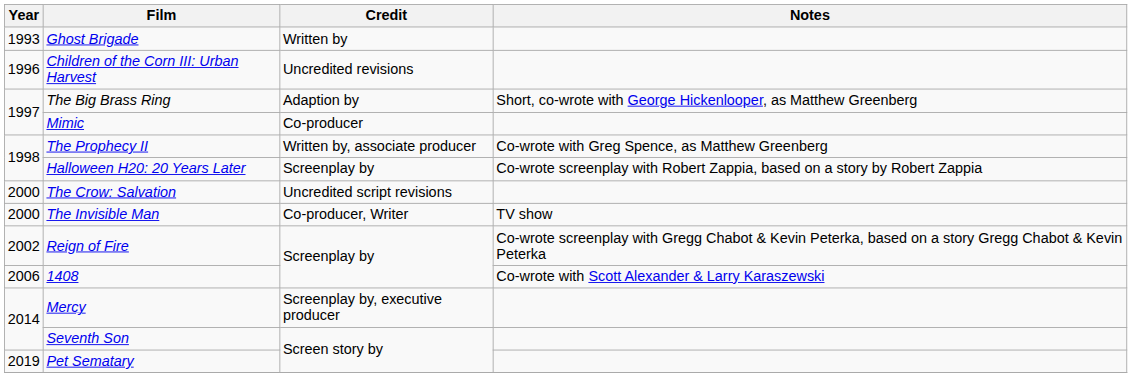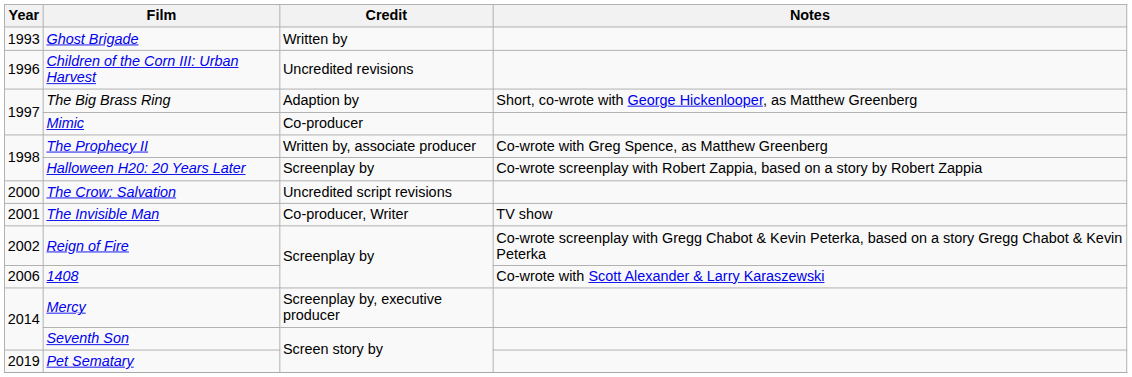(24, 214) 2000 -> (24, 214) 2001
